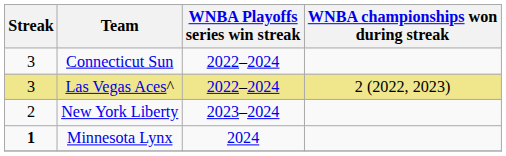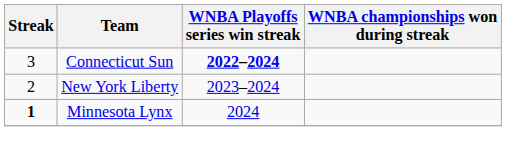(243, 61) normal -> (243, 61) bold
- row: (120, 86)
